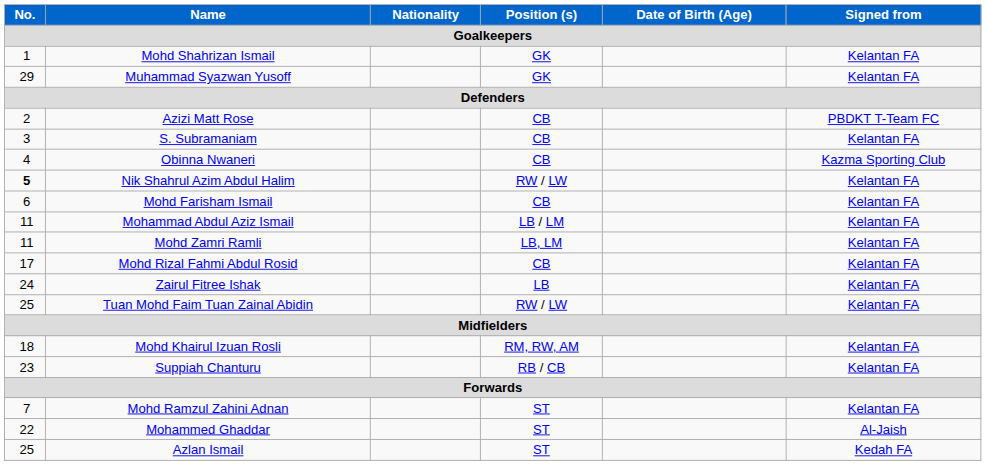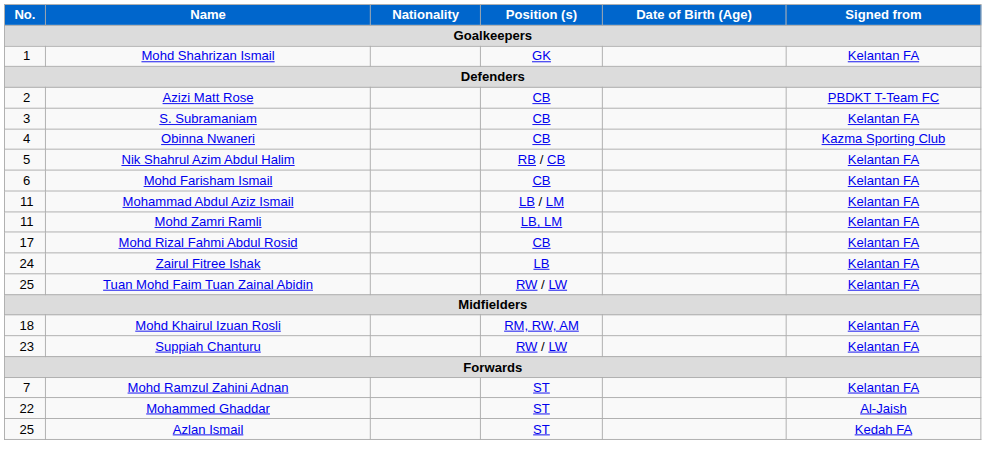- row: (208, 77)
(25, 181) bold -> (25, 160) normal
(541, 181) RW / LW -> (541, 160) RB / CB
(541, 367) RB / CB -> (541, 346) RW / LW
